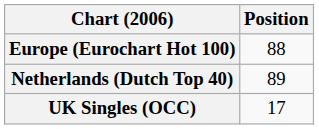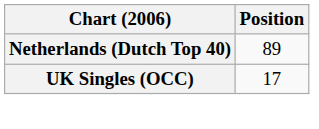- row: (122, 49)
